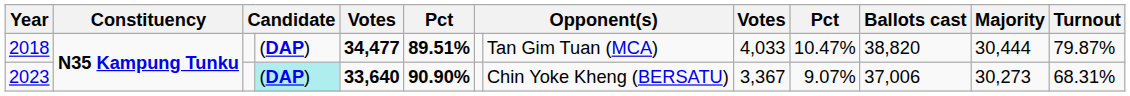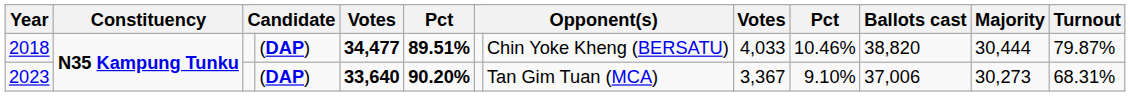(573, 48) Tan Gim Tuan (MCA) -> (608, 48) Chin Yoke Kheng (BERSATU)
(825, 48) 10.47% -> (825, 48) 10.46%
(285, 77) paleturquoise background -> (285, 77) no background
(439, 77) 90.90% -> (439, 77) 90.20%
(608, 77) Chin Yoke Kheng (BERSATU) -> (573, 77) Tan Gim Tuan (MCA)
(830, 77) 9.07% -> (830, 77) 9.10%
